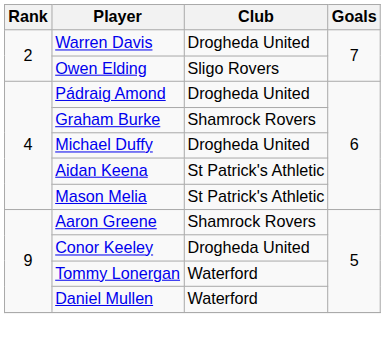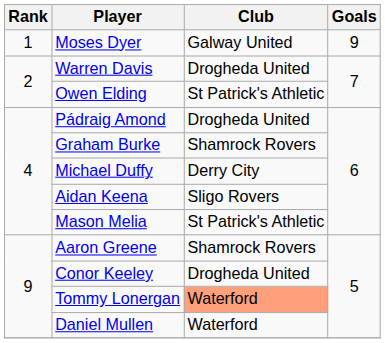+ row: (98, 42)
(233, 68) Sligo Rovers -> (256, 94) St Patrick's Athletic
(249, 145) Drogheda United -> (223, 171) Derry City
(256, 171) St Patrick's Athletic -> (233, 196) Sligo Rovers
(223, 273) no background -> (223, 299) lightsalmon background
